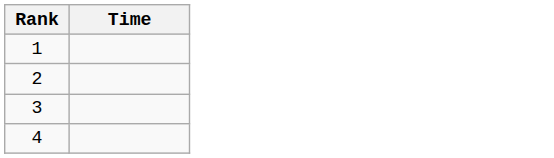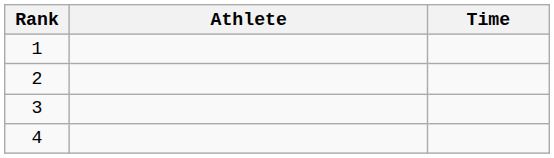+ column: (249, 20)
